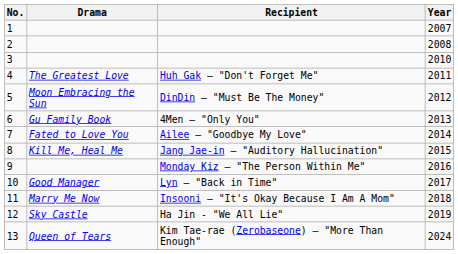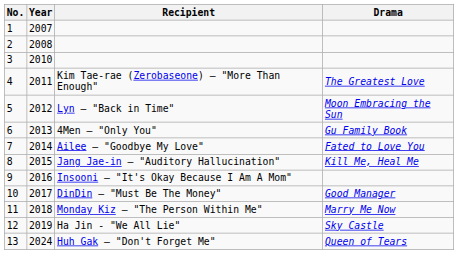columns swapped: (440, 12) <-> (92, 12)
(239, 76) Huh Gak – "Don't Forget Me" -> (169, 82) Kim Tae-rae (Zerobaseone) – "More Than Enough"
(242, 97) DinDin – "Must Be The Money" -> (116, 109) Lyn – "Back in Time"
(263, 167) Monday Kiz – "The Person Within Me" -> (174, 178) Insooni – "It's Okay Because I Am A Mom"
(219, 182) Lyn – "Back in Time" -> (139, 194) DinDin – "Must Be The Money"
(277, 198) Insooni – "It's Okay Because I Am A Mom" -> (160, 210) Monday Kiz – "The Person Within Me"
(271, 236) Kim Tae-rae (Zerobaseone) – "More Than Enough" -> (136, 241) Huh Gak – "Don't Forget Me"
